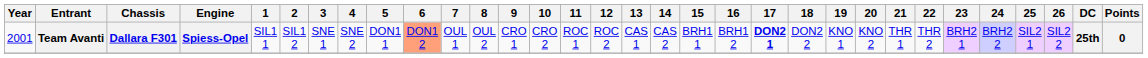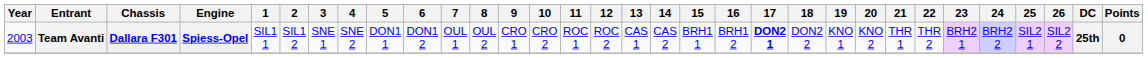(20, 37) 2001 -> (20, 37) 2003
(422, 37) lightsalmon background -> (422, 37) no background
